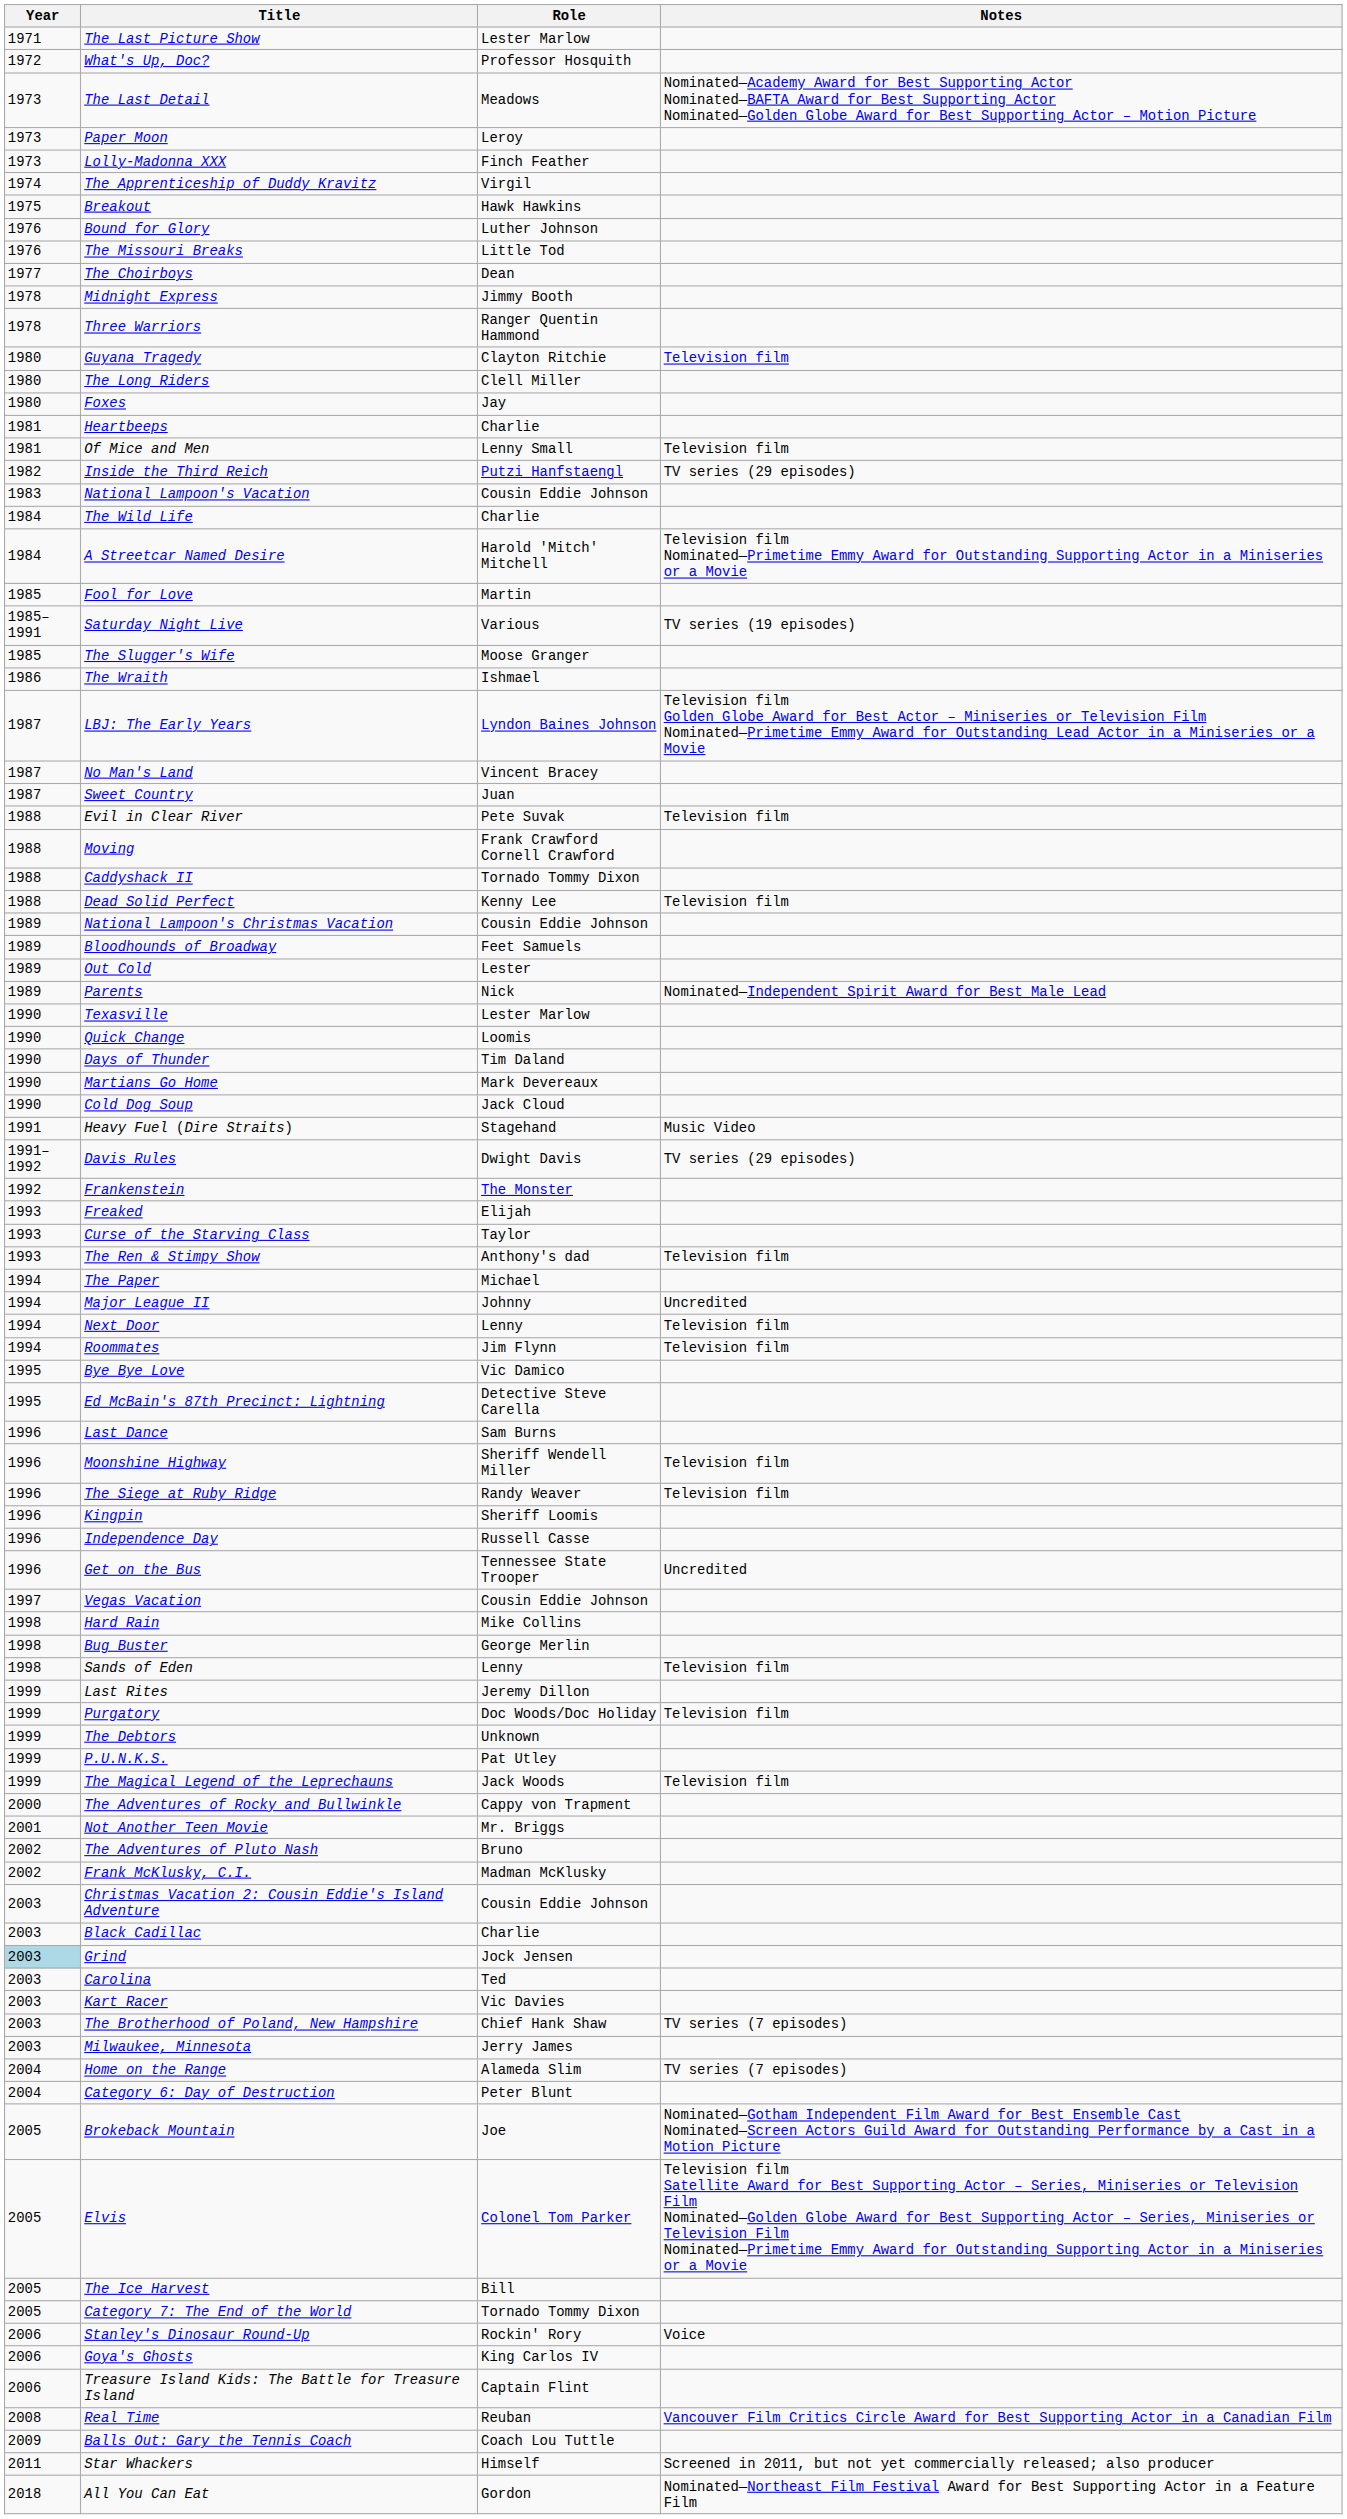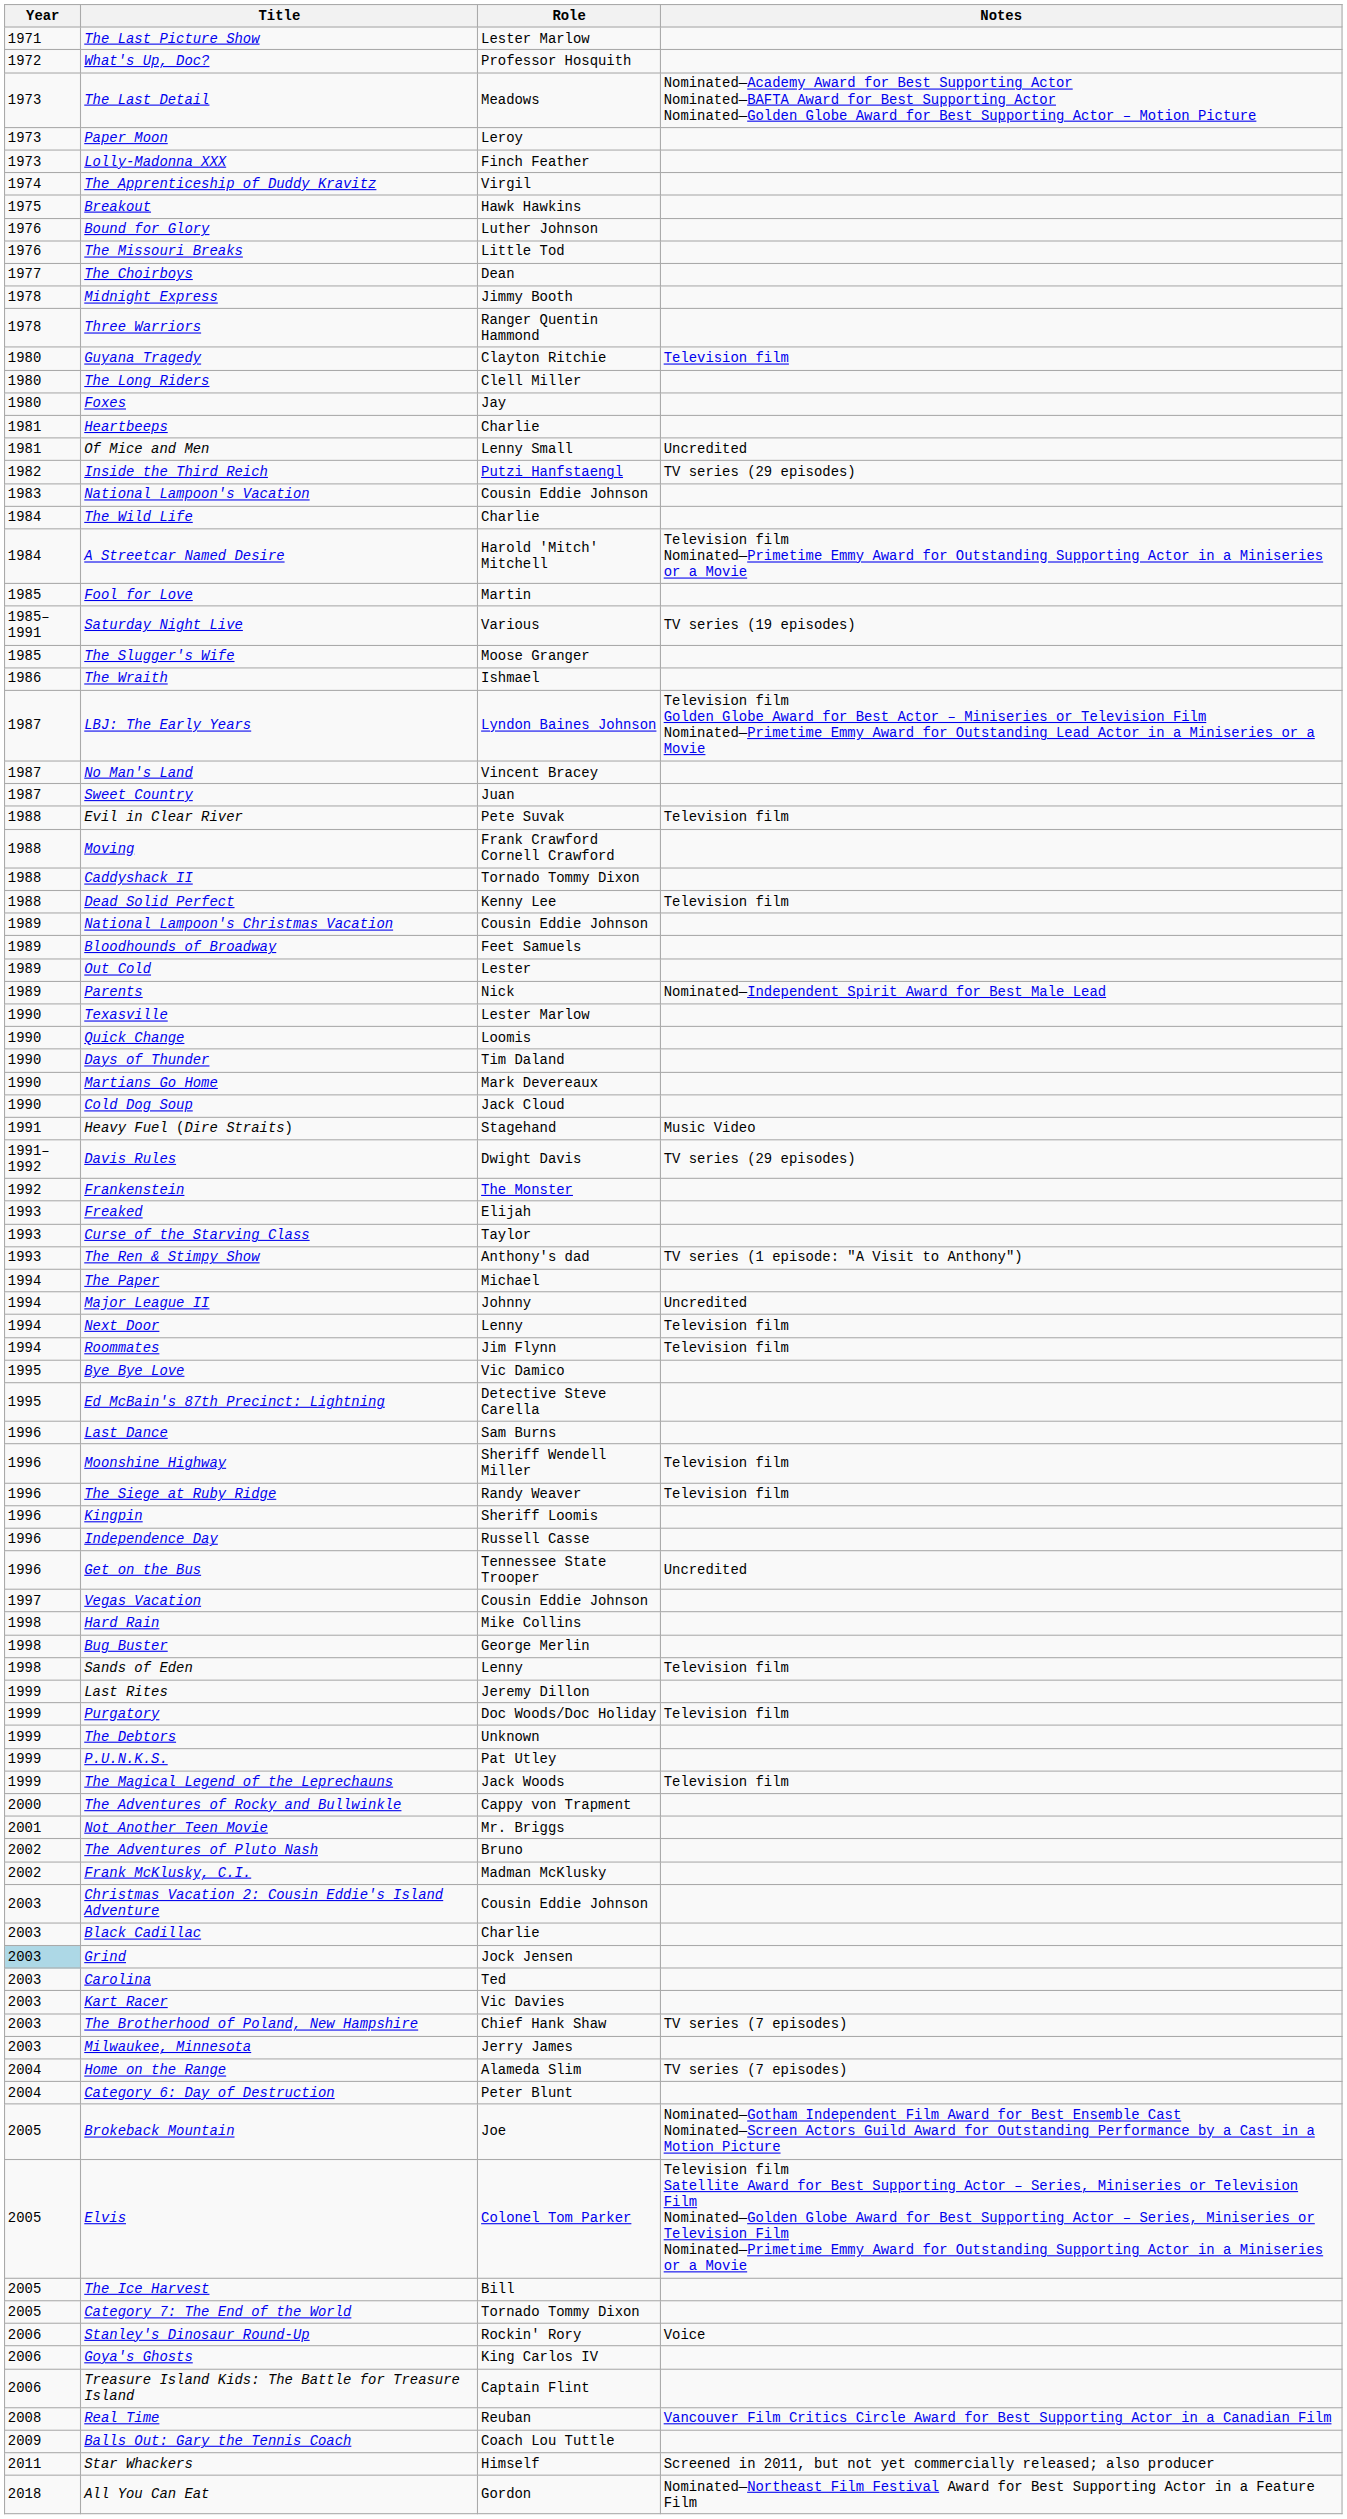(726, 449) Television film -> (705, 449) Uncredited
(726, 1258) Television film -> (843, 1258) TV series (1 episode: "A Visit to Anthony")
